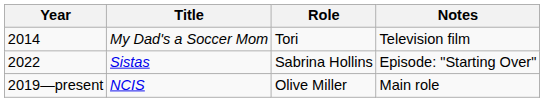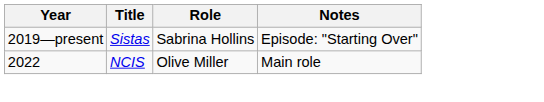- row: (189, 39)
(24, 62) 2022 -> (56, 39) 2019—present
(56, 85) 2019—present -> (24, 62) 2022
